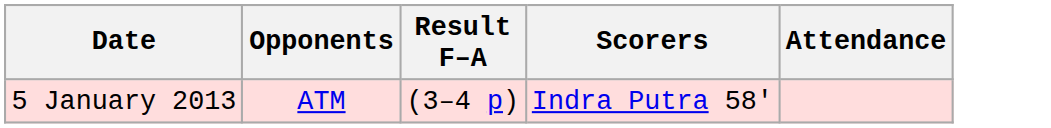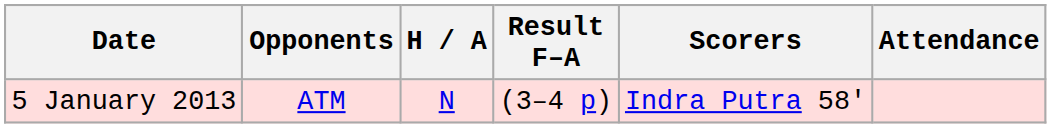+ column: (447, 42)
